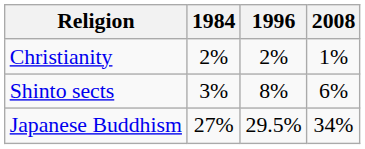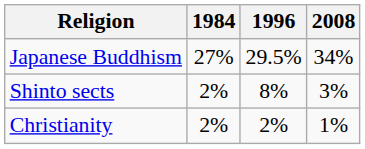rows swapped: (96, 125) <-> (61, 56)
(214, 90) 3% -> (214, 90) 2%
(334, 90) 6% -> (334, 90) 3%
